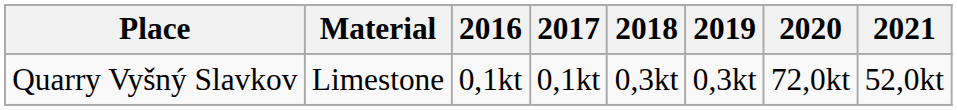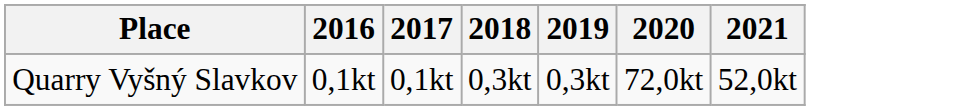- column: (378, 29)
